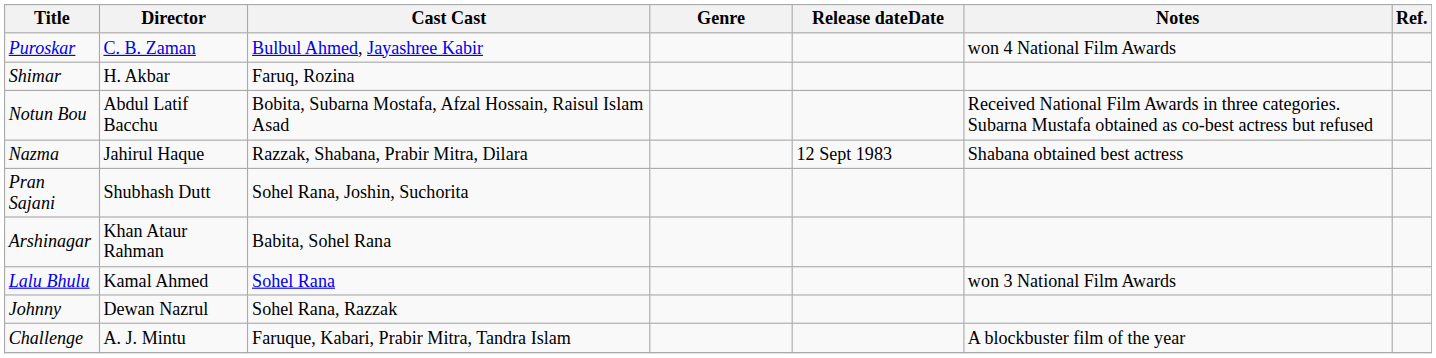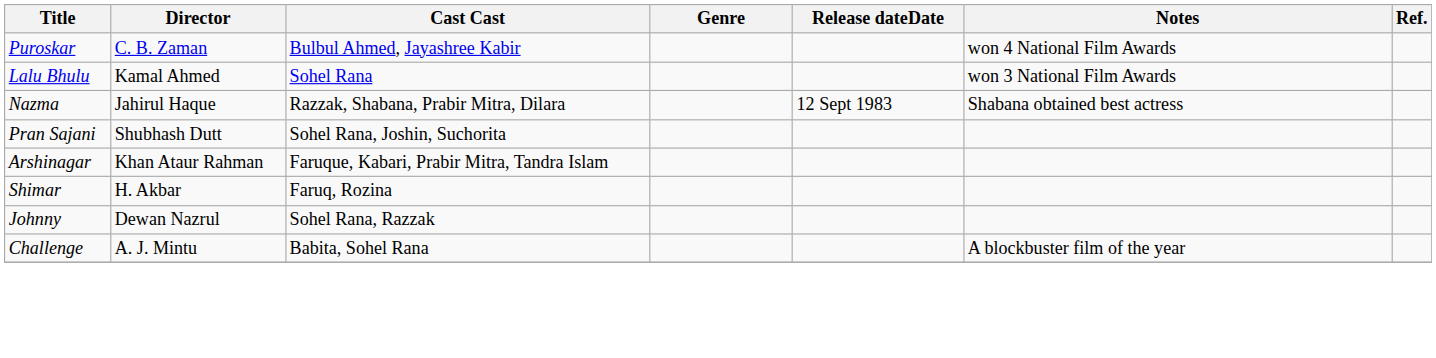rows swapped: (49, 280) <-> (35, 76)
- row: (48, 115)
(322, 241) Babita, Sohel Rana -> (449, 162) Faruque, Kabari, Prabir Mitra, Tandra Islam
(411, 337) Faruque, Kabari, Prabir Mitra, Tandra Islam -> (359, 248) Babita, Sohel Rana
